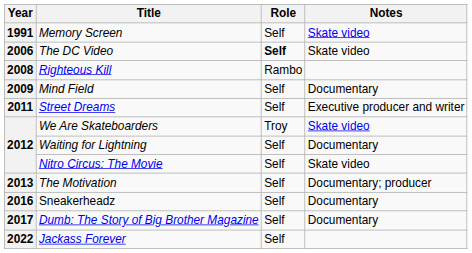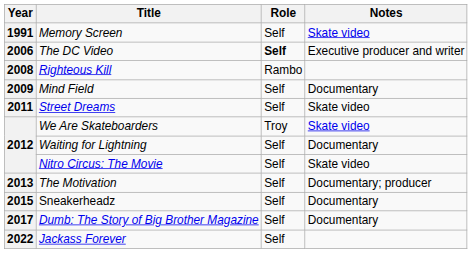(339, 51) Skate video -> (386, 51) Executive producer and writer
(386, 107) Executive producer and writer -> (339, 107) Skate video
(20, 201) 2016 -> (20, 201) 2015
